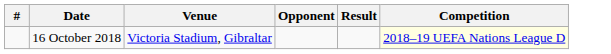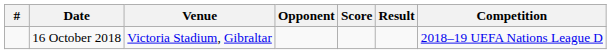+ column: (357, 15)
(474, 37) lightyellow background -> (512, 37) no background
